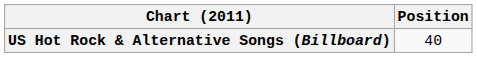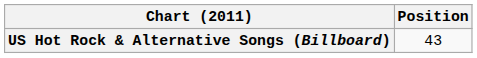(433, 41) 40 -> (433, 41) 43
